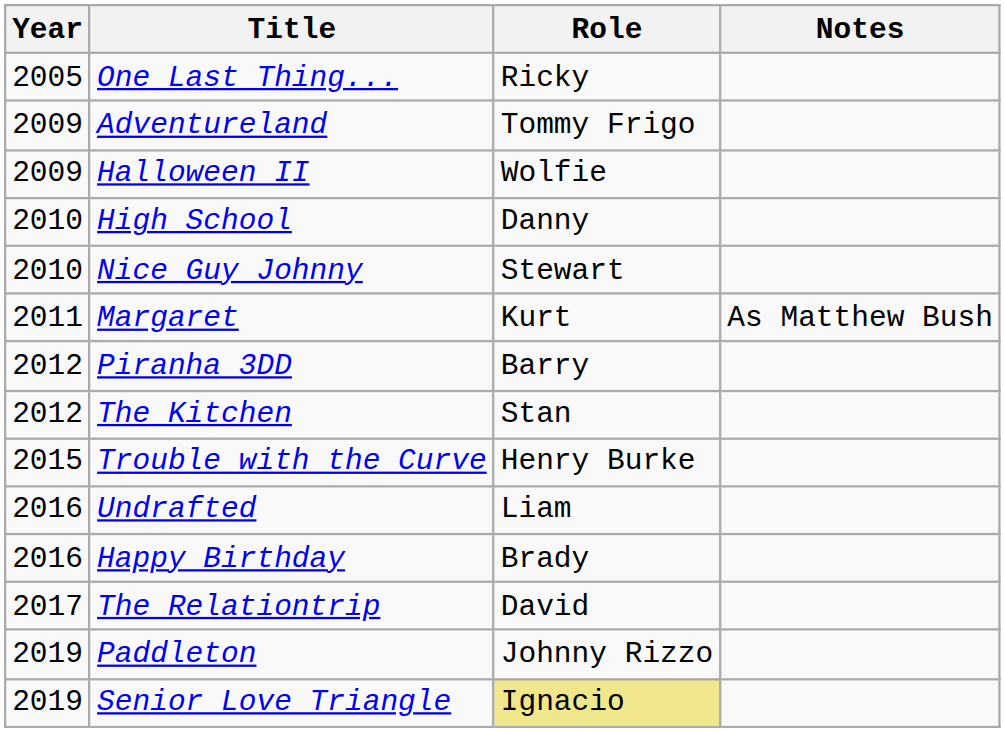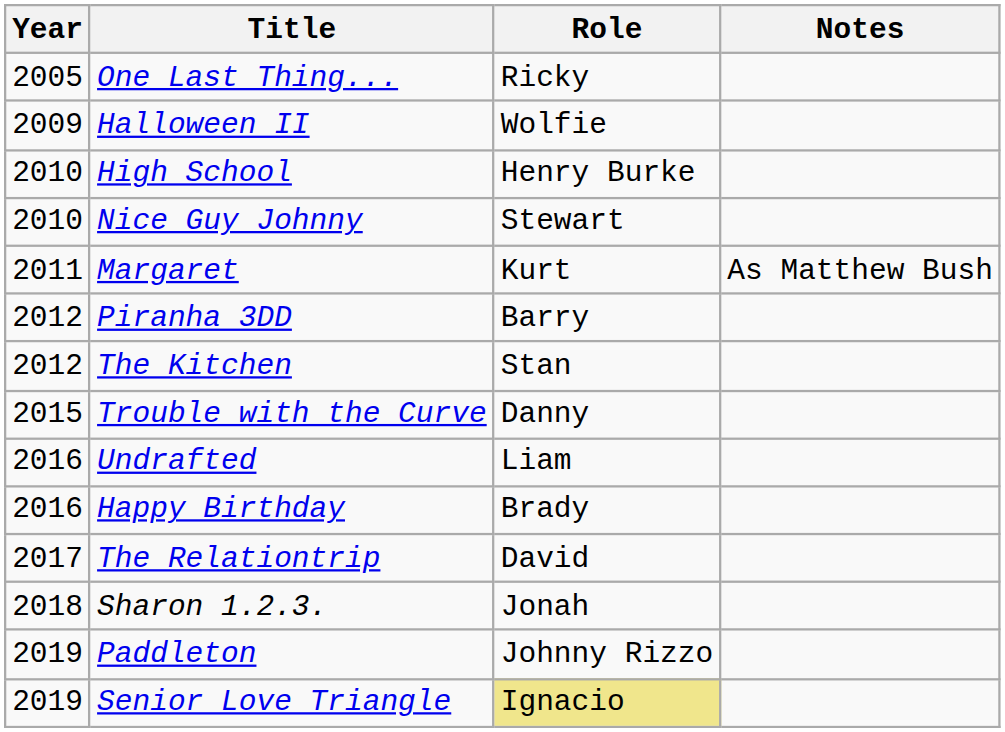- row: (212, 125)
(545, 222) Danny -> (598, 173) Henry Burke
(598, 462) Henry Burke -> (545, 414) Danny
+ row: (212, 606)
